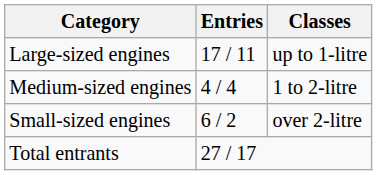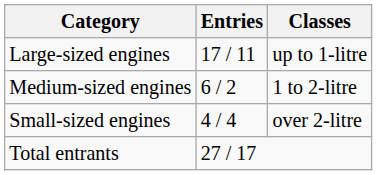(219, 87) 4 / 4 -> (219, 87) 6 / 2
(219, 120) 6 / 2 -> (219, 120) 4 / 4
